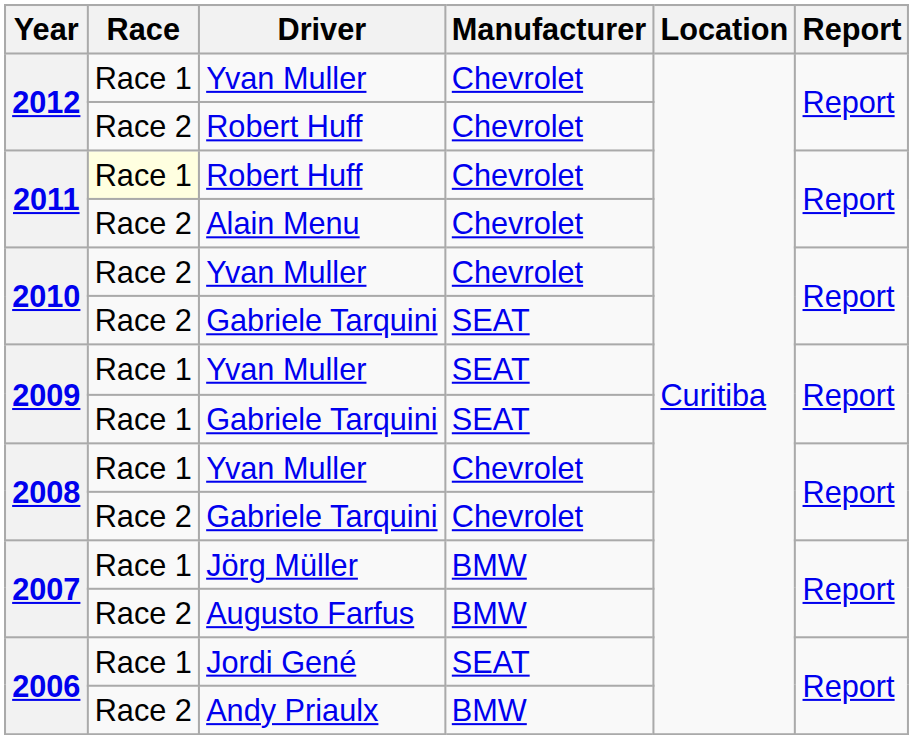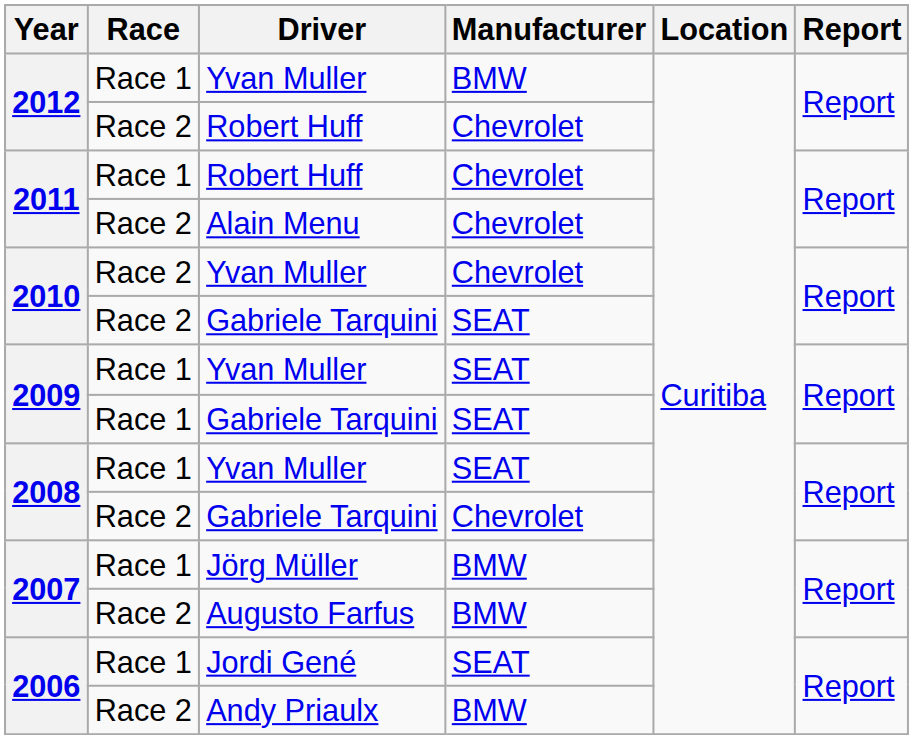(517, 78) Chevrolet -> (489, 78) BMW
(143, 175) lightyellow background -> (143, 175) no background
(517, 467) Chevrolet -> (491, 467) SEAT
